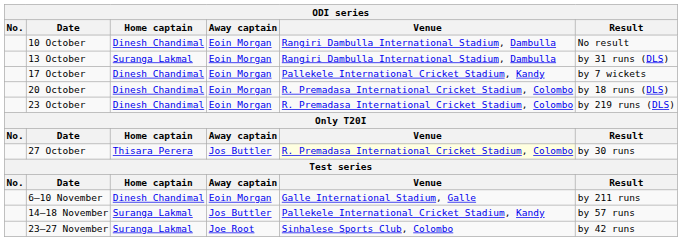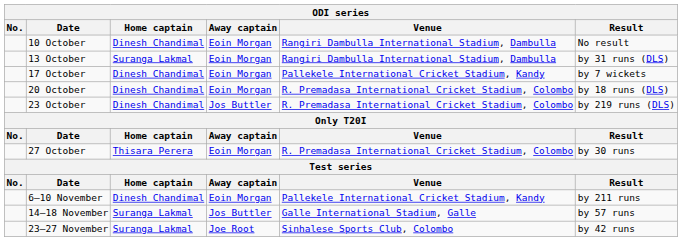(240, 105) Eoin Morgan -> (240, 105) Jos Buttler
(240, 151) Jos Buttler -> (240, 151) Eoin Morgan
(428, 151) lightyellow background -> (428, 151) no background
(379, 198) Galle International Stadium, Galle -> (413, 198) Pallekele International Cricket Stadium, Kandy
(413, 213) Pallekele International Cricket Stadium, Kandy -> (379, 213) Galle International Stadium, Galle
